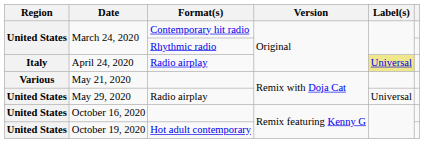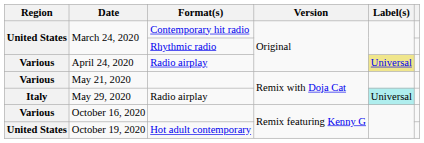(37, 63) Italy -> (37, 63) Various
(37, 96) United States -> (37, 96) Italy
(391, 96) no background -> (391, 96) paleturquoise background
(37, 113) United States -> (37, 113) Various
